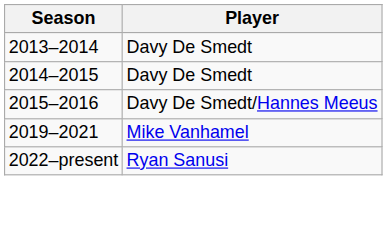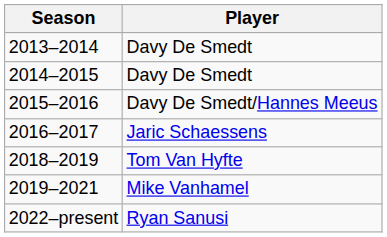+ row: (54, 132)
+ row: (54, 160)
